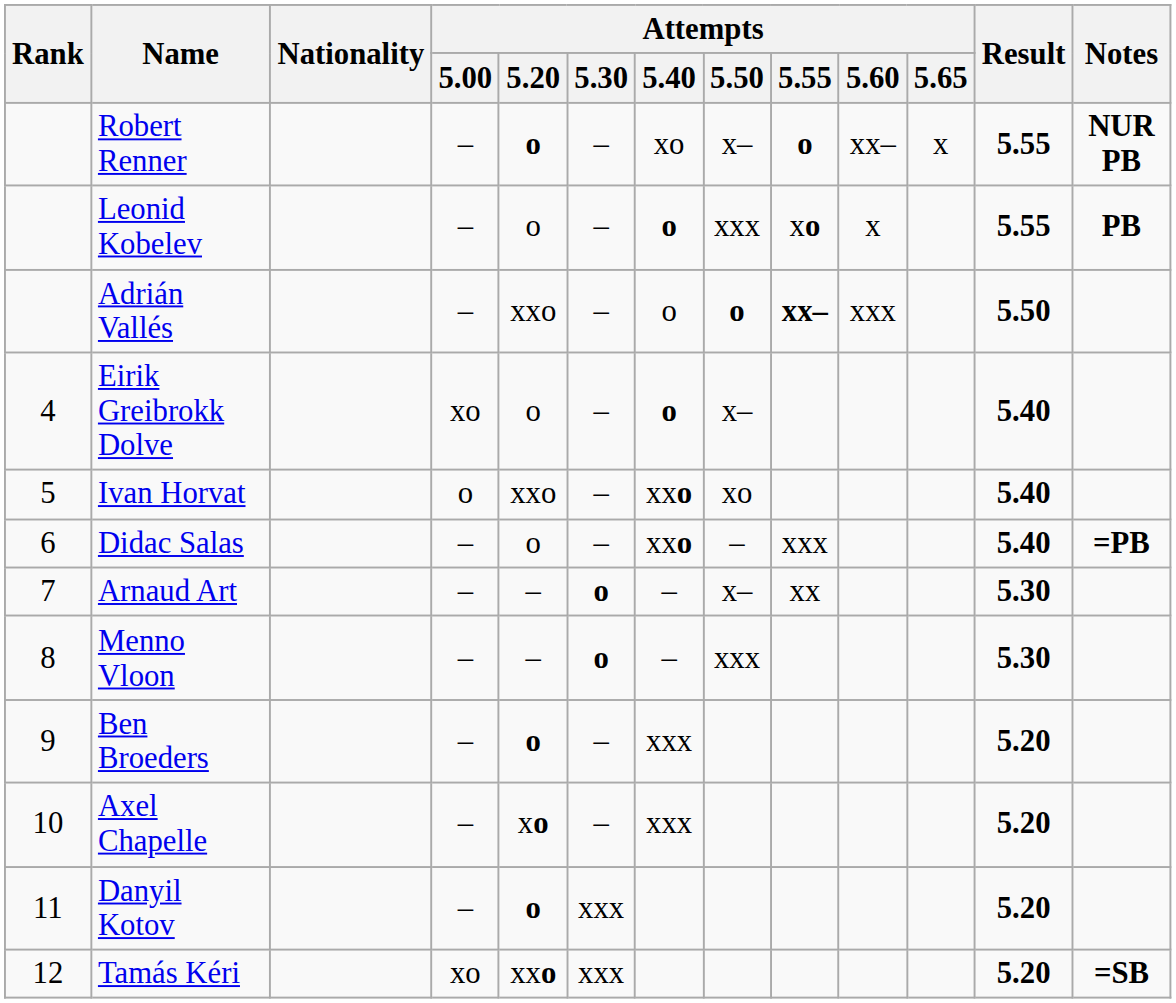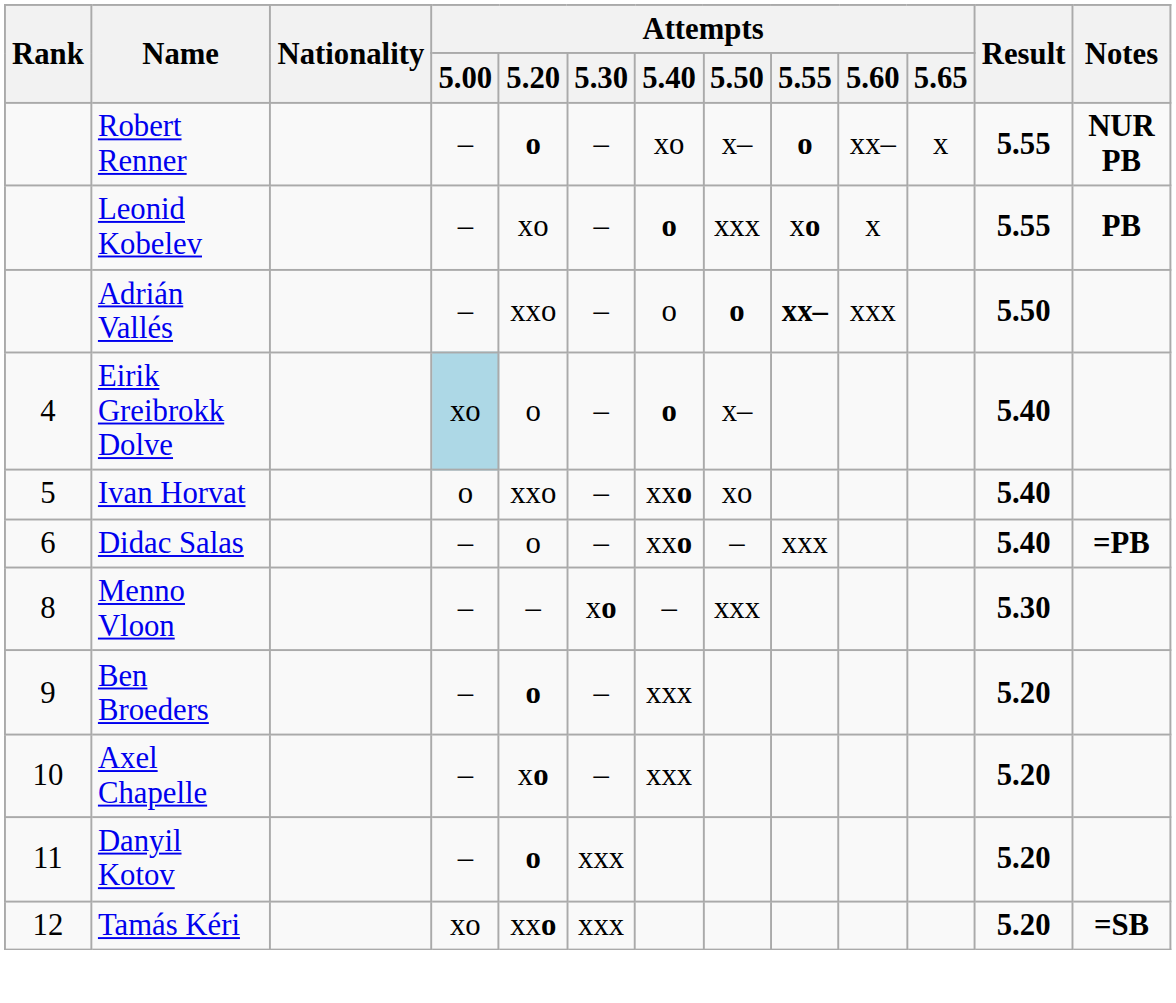(533, 226) o -> (533, 226) xo
(465, 410) no background -> (465, 410) lightblue background
- row: (167, 591)
(601, 657) o -> (601, 608) xo
